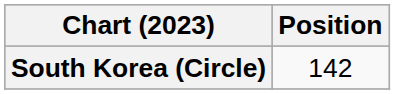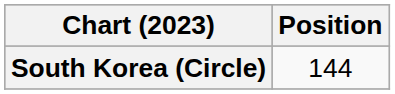(330, 67) 142 -> (330, 67) 144
